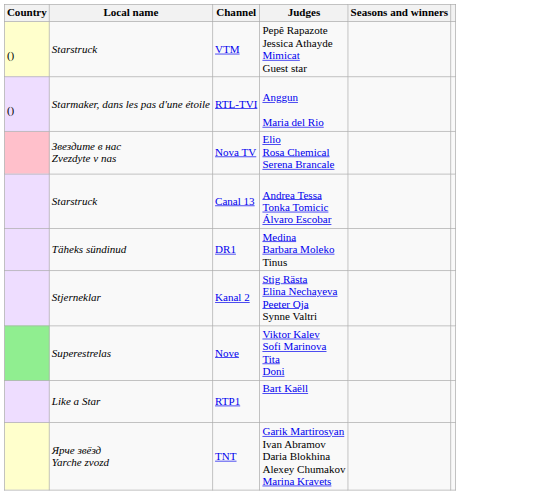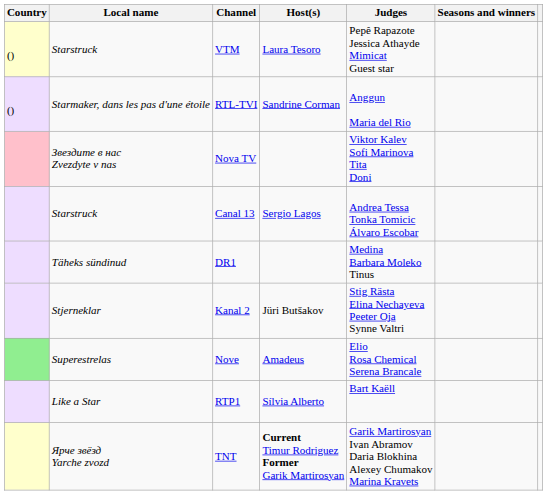+ column: (303, 13)
(298, 152) Elio Rosa Chemical Serena Brancale -> (381, 158) Viktor Kalev Sofi Marinova Tita Doni
(294, 353) Viktor Kalev Sofi Marinova Tita Doni -> (385, 359) Elio Rosa Chemical Serena Brancale
